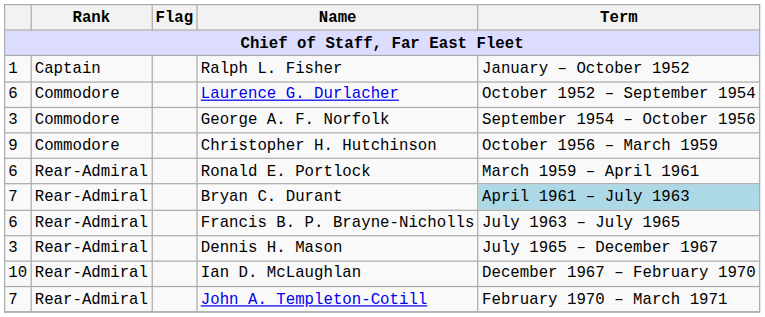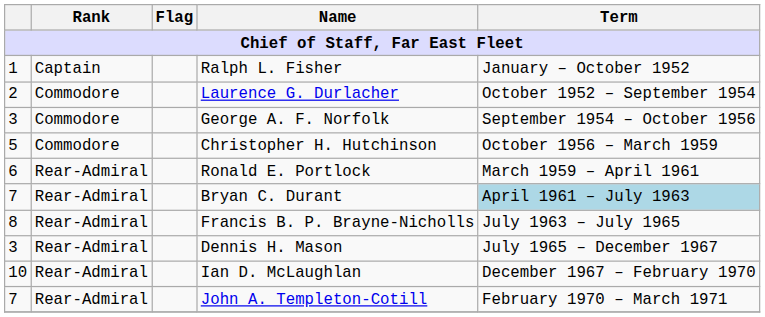(13, 94) 6 -> (13, 94) 2
(13, 146) 9 -> (13, 146) 5
(13, 223) 6 -> (13, 223) 8
